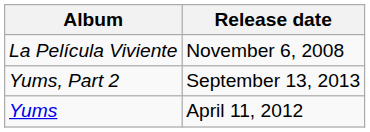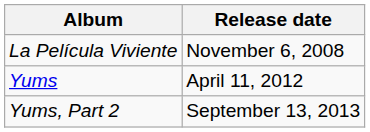rows swapped: (33, 111) <-> (64, 80)
